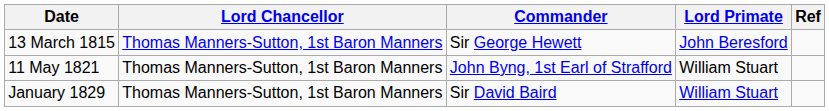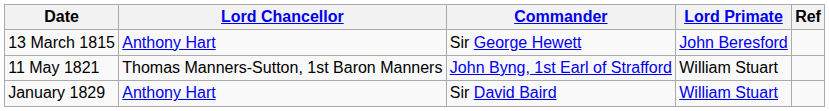(282, 42) Thomas Manners-Sutton, 1st Baron Manners -> (169, 42) Anthony Hart
(282, 93) Thomas Manners-Sutton, 1st Baron Manners -> (169, 93) Anthony Hart
